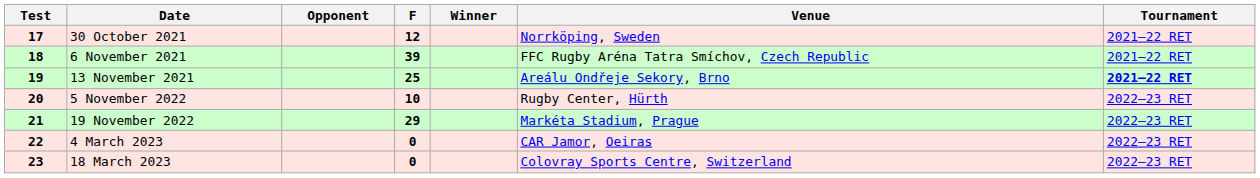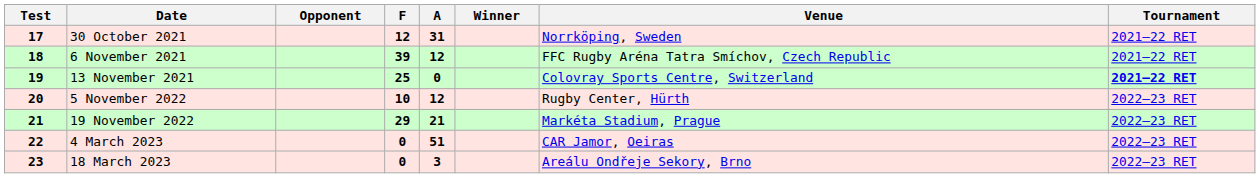+ column: (437, 15)
(625, 78) Areálu Ondřeje Sekory, Brno -> (678, 78) Colovray Sports Centre, Switzerland
(656, 162) Colovray Sports Centre, Switzerland -> (647, 162) Areálu Ondřeje Sekory, Brno
